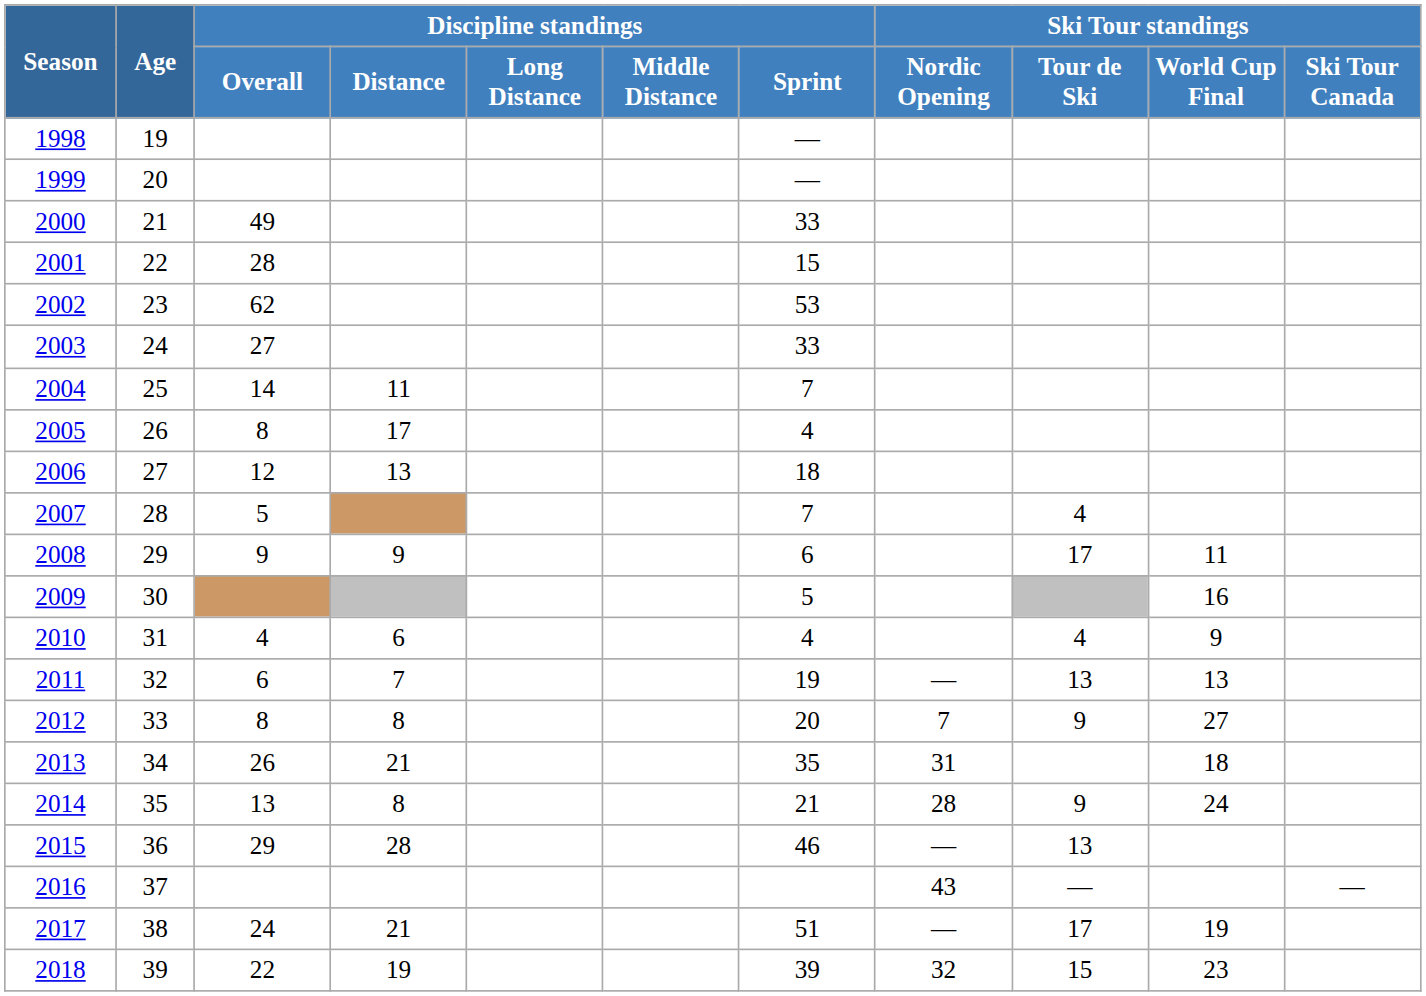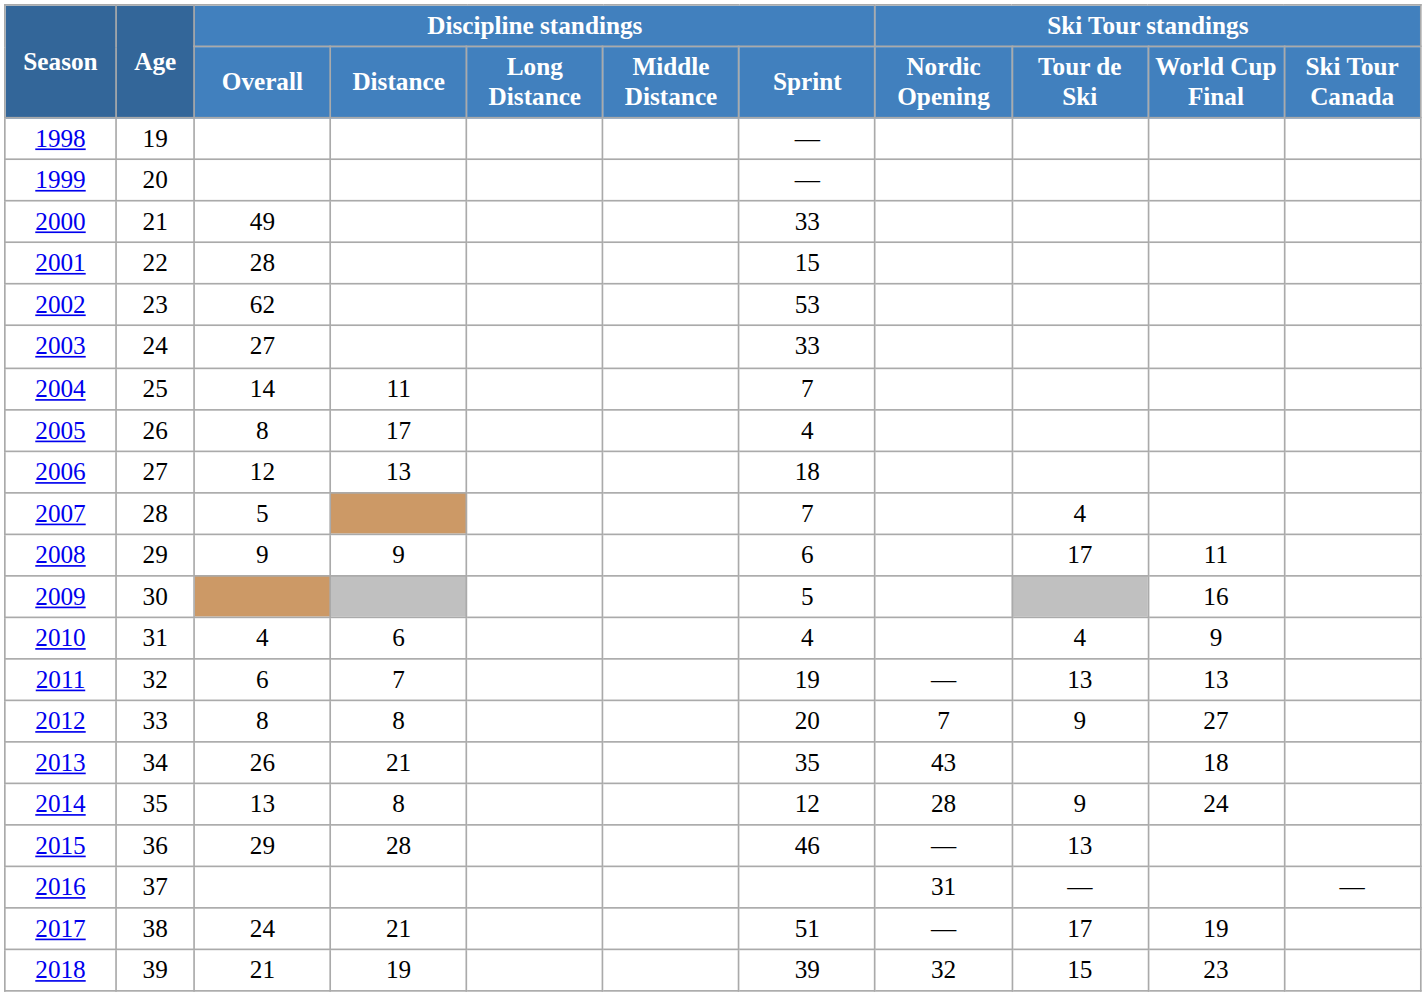(944, 762) 31 -> (944, 762) 43
(807, 804) 21 -> (807, 804) 12
(944, 887) 43 -> (944, 887) 31
(262, 970) 22 -> (262, 970) 21
